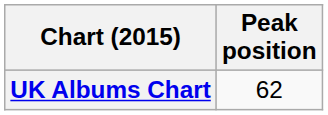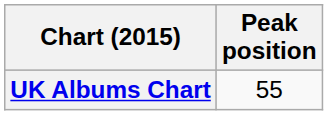(269, 89) 62 -> (269, 89) 55
